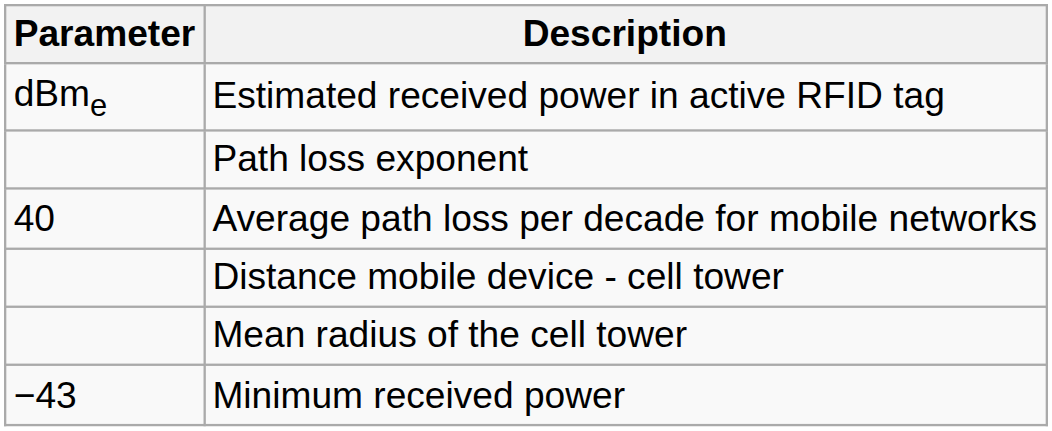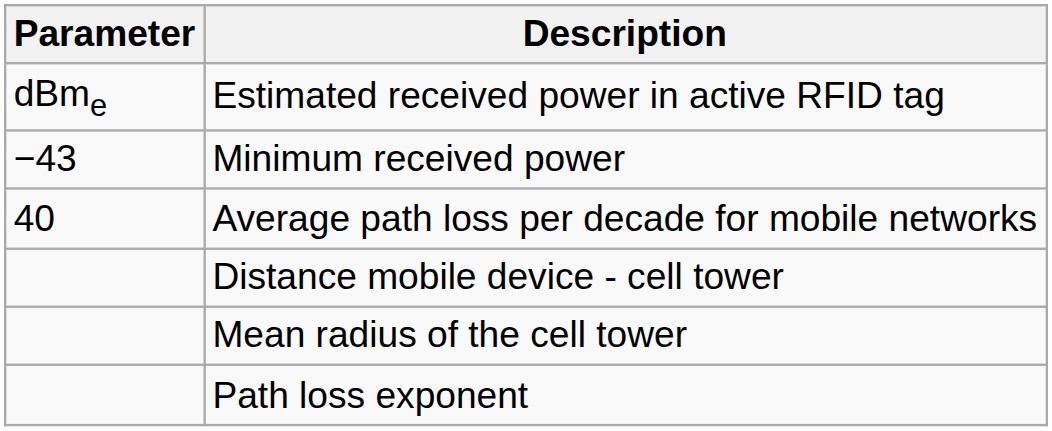rows swapped: (419, 394) <-> (370, 159)
